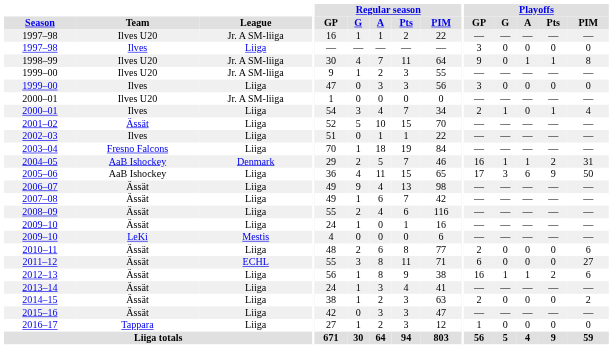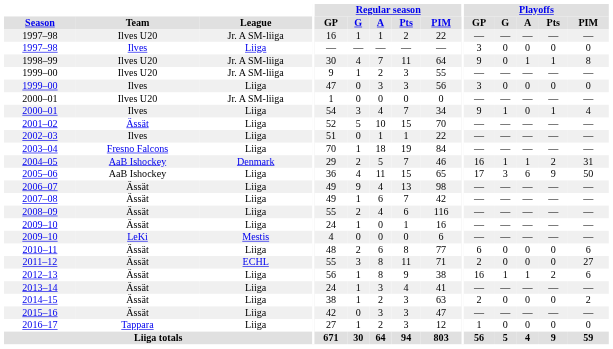(479, 111) 2 -> (479, 111) 9
(479, 249) 2 -> (479, 249) 6
(479, 262) 6 -> (479, 262) 2
